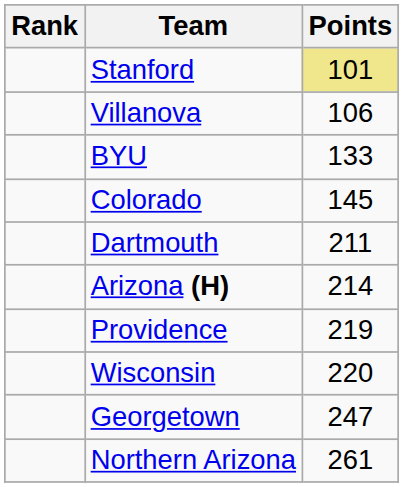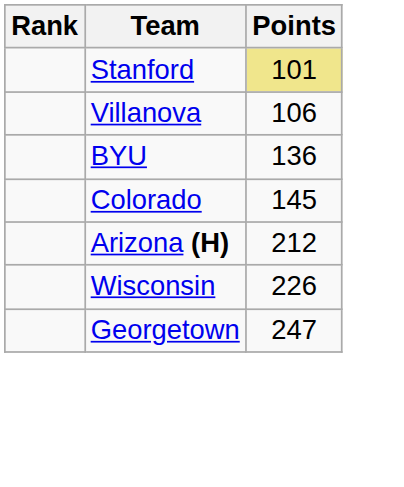(350, 156) 133 -> (294, 156) 136
- row: (155, 243)
(350, 286) 214 -> (294, 243) 212
- row: (159, 329)
(350, 373) 220 -> (294, 286) 226
- row: (193, 460)
